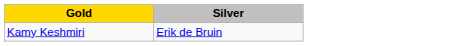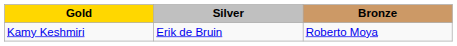+ column: (378, 13)
